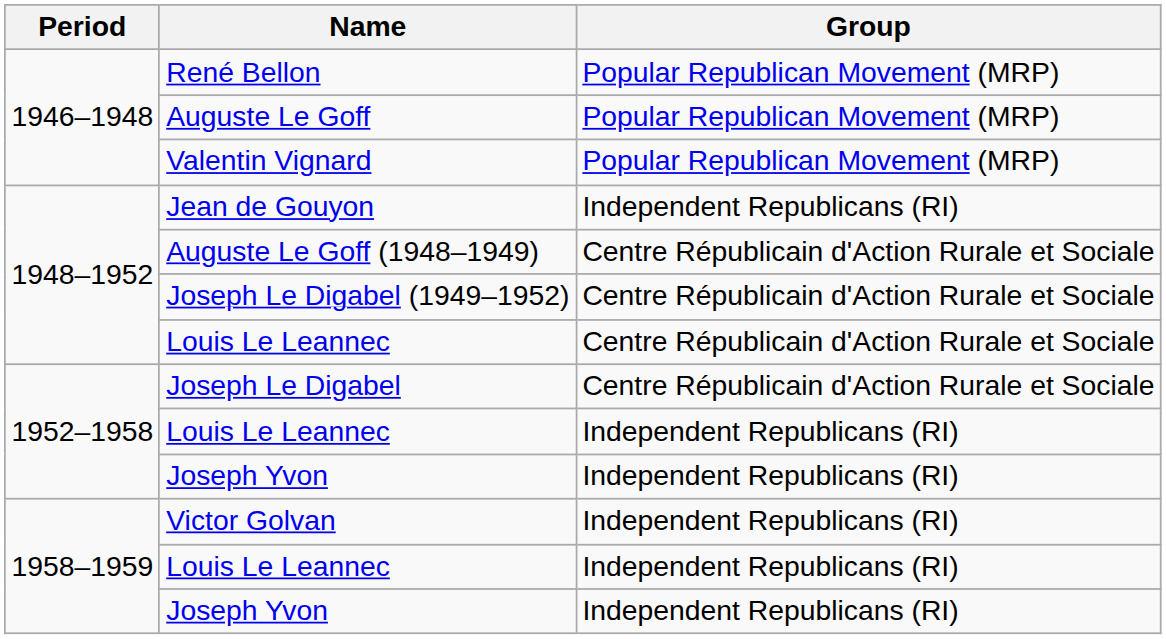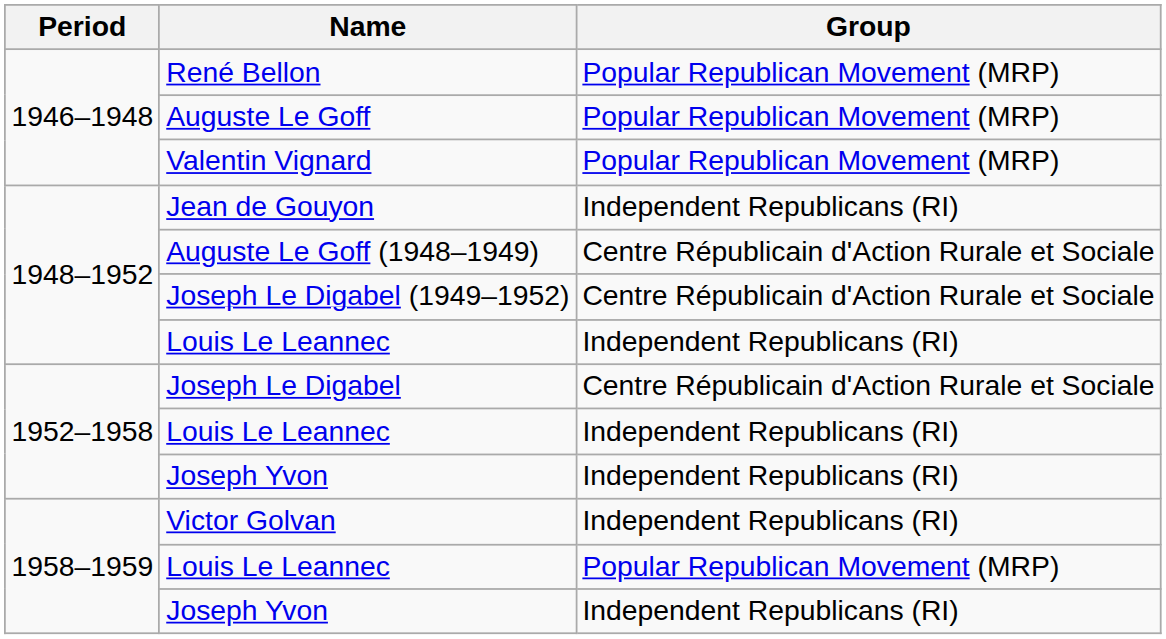(868, 341) Centre Républicain d'Action Rurale et Sociale -> (771, 341) Independent Republicans (RI)
(771, 565) Independent Republicans (RI) -> (821, 565) Popular Republican Movement (MRP)
